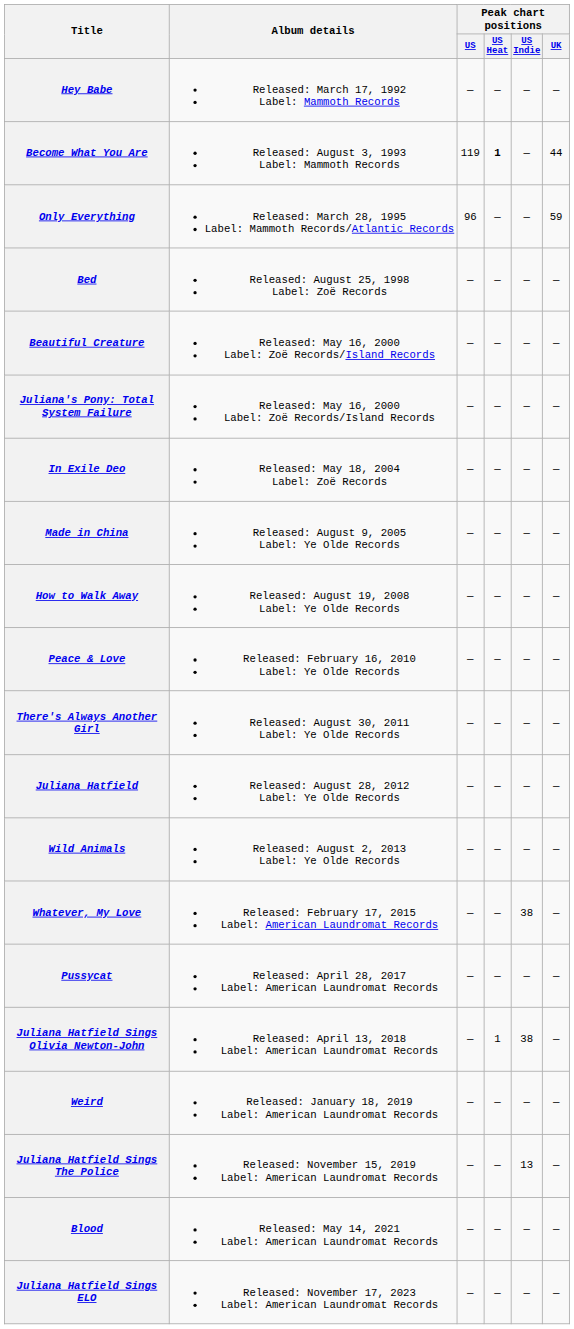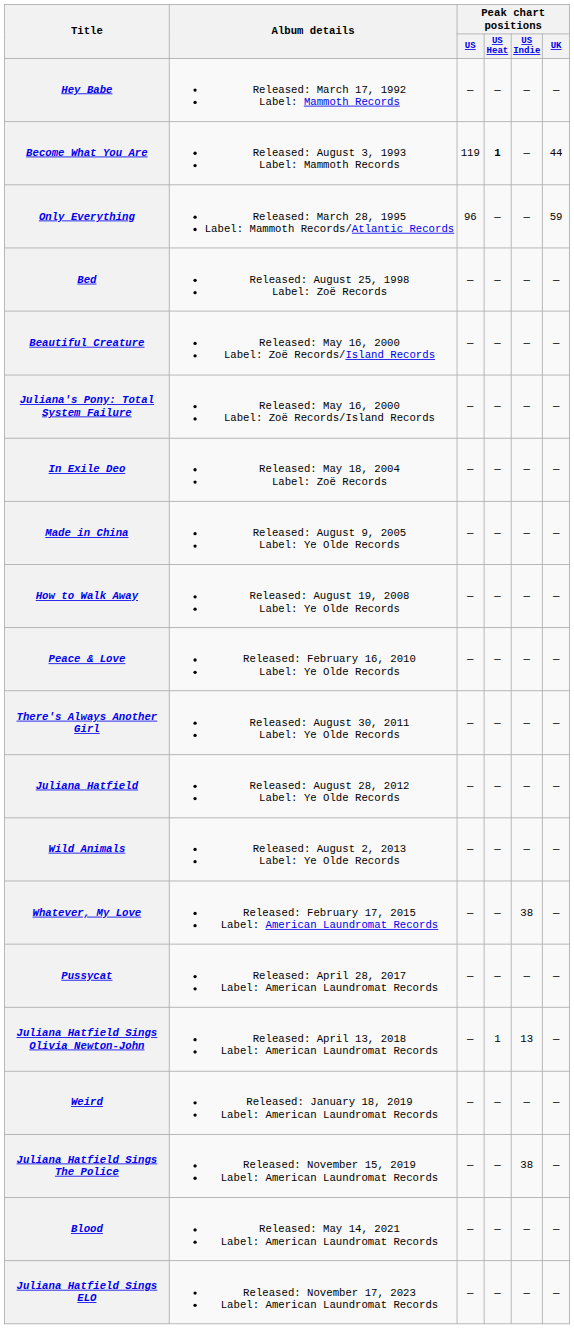(527, 1039) 38 -> (527, 1039) 13
(527, 1166) 13 -> (527, 1166) 38
